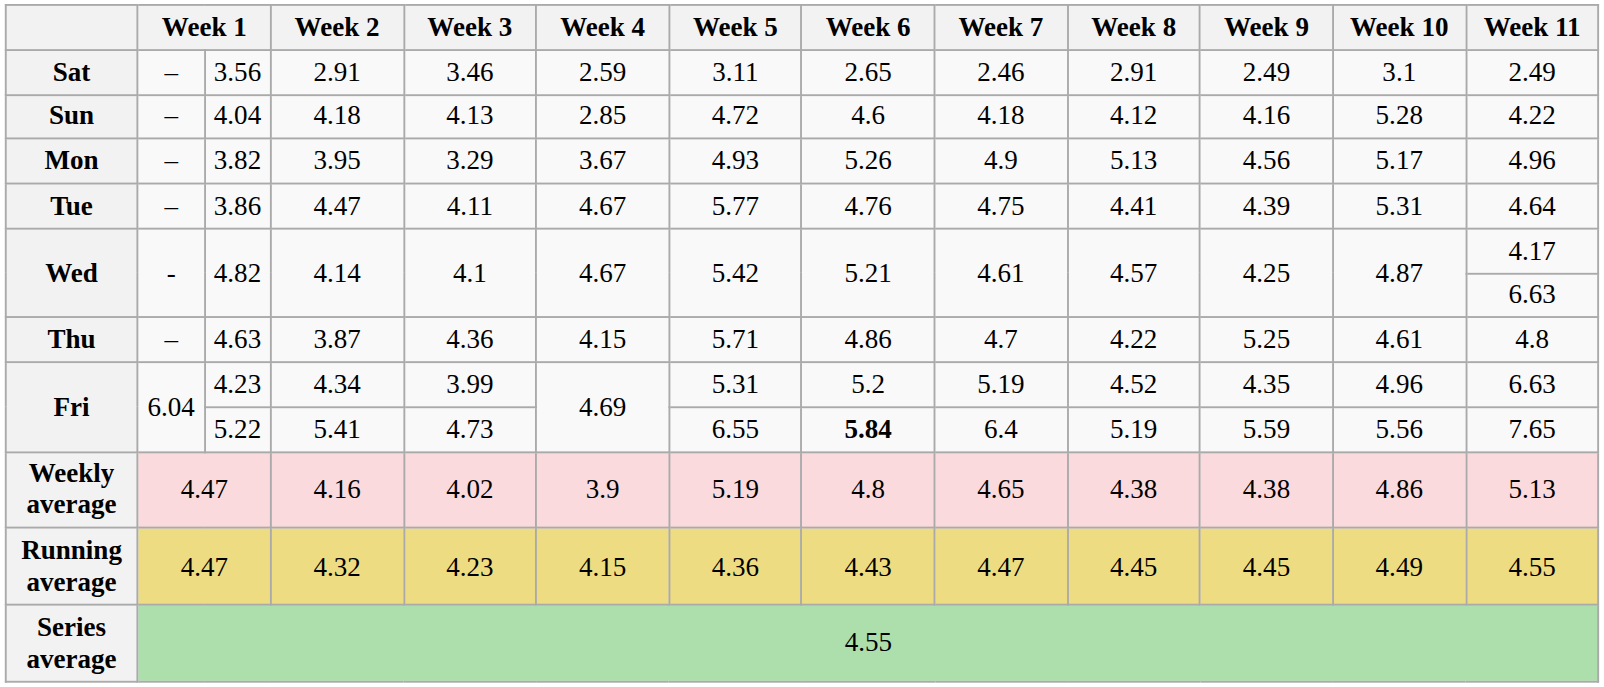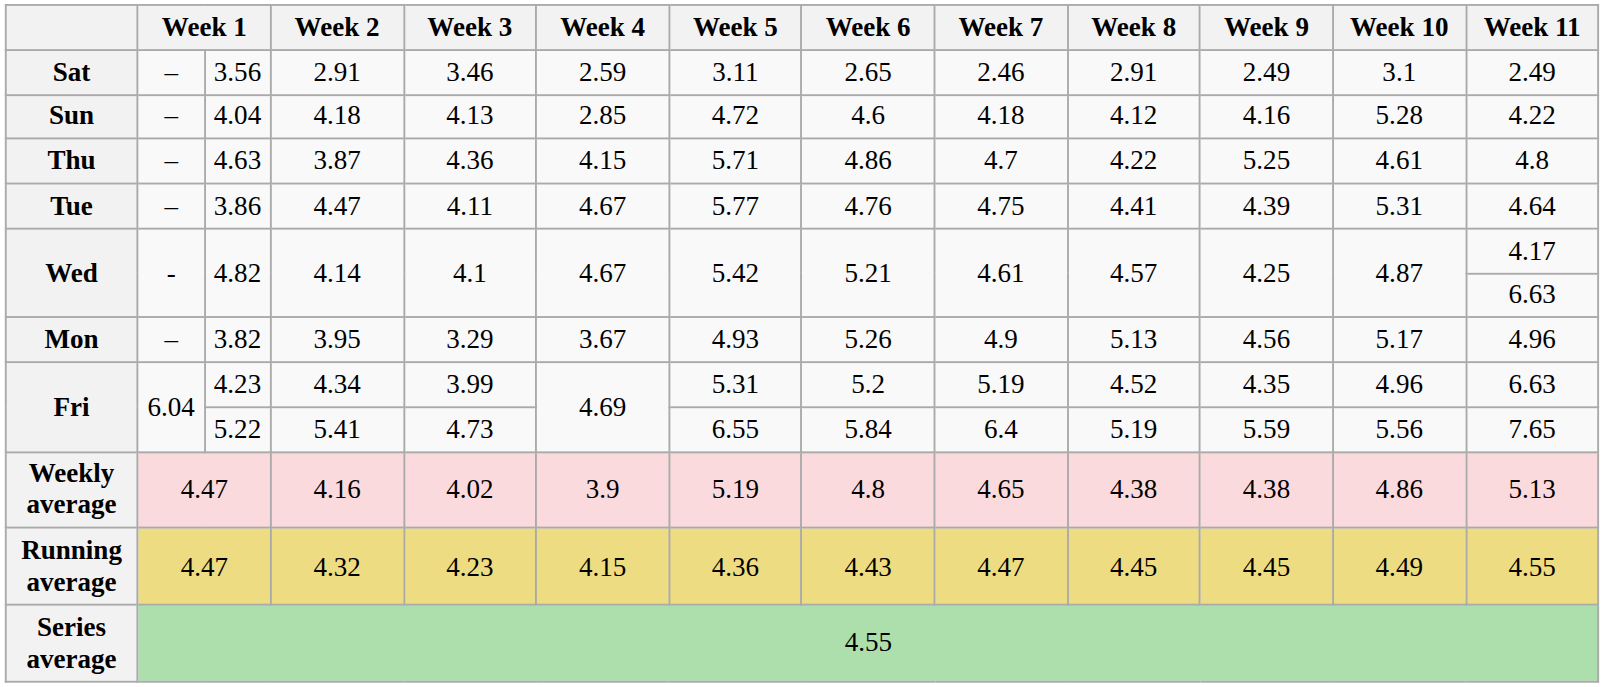rows swapped: (72, 161) <-> (72, 339)
(868, 429) bold -> (868, 429) normal
